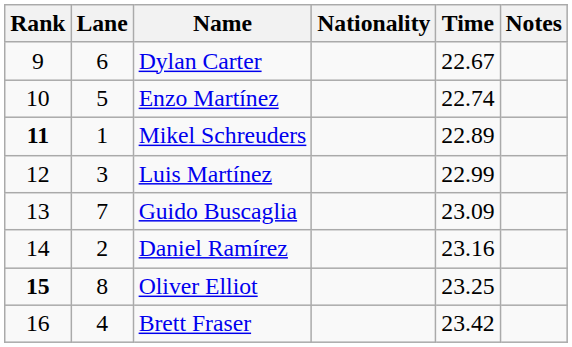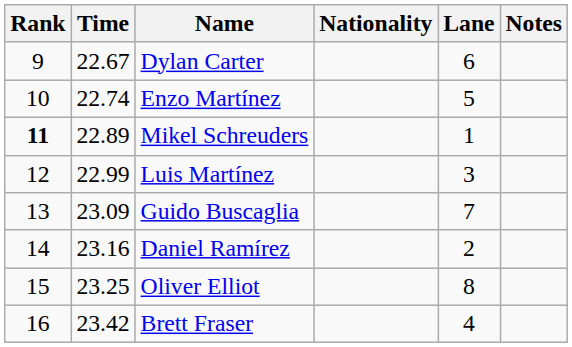columns swapped: (102, 23) <-> (468, 23)
(38, 286) bold -> (38, 286) normal
